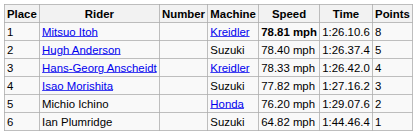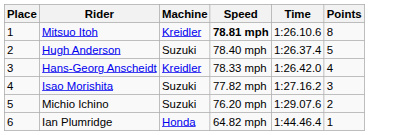- column: (184, 14)
(227, 104) Honda -> (179, 104) Suzuki
(227, 122) Suzuki -> (179, 122) Honda
